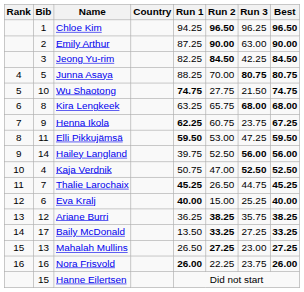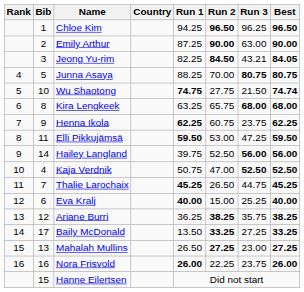(254, 59) 42.25 -> (254, 59) 43.21
(285, 59) 84.50 -> (285, 59) 84.05
(285, 91) 74.75 -> (285, 91) 74.74
(285, 122) 67.25 -> (285, 122) 62.25
